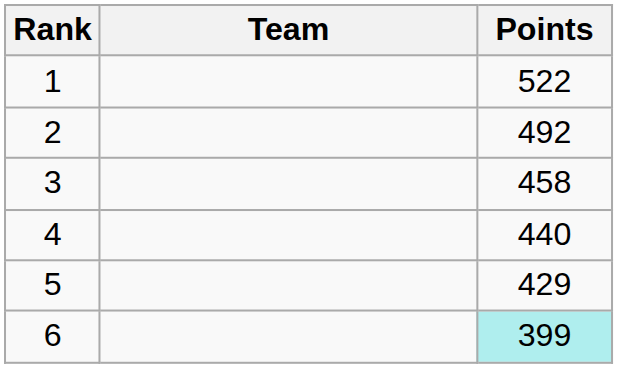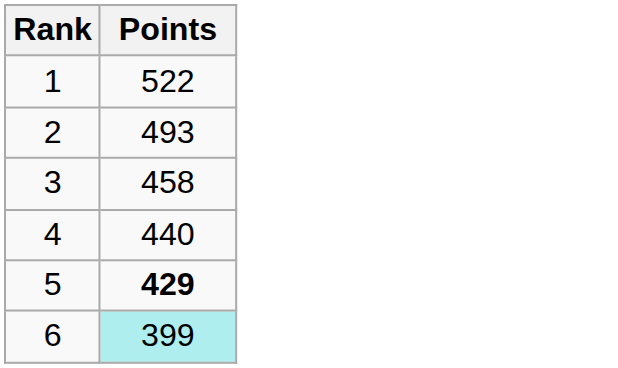- column: (289, 30)
(545, 132) 492 -> (168, 132) 493
(545, 285) normal -> (168, 285) bold
